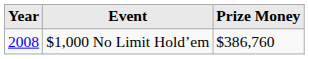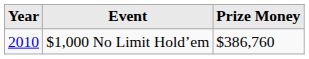(24, 41) 2008 -> (24, 41) 2010
